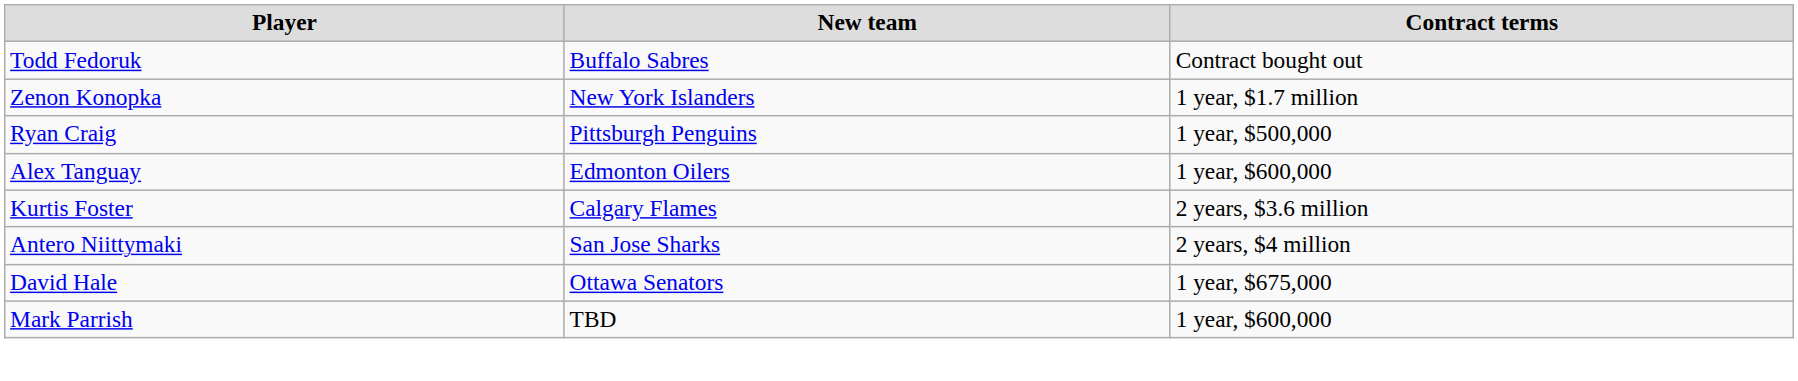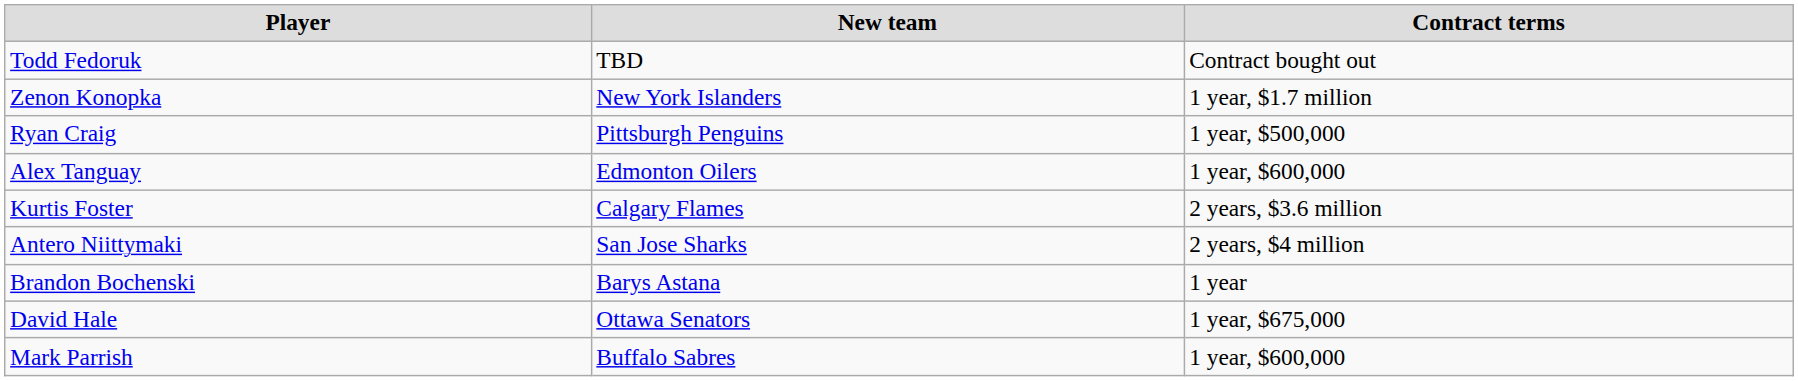(639, 60) Buffalo Sabres -> (620, 60) TBD
+ row: (103, 282)
(593, 319) TBD -> (666, 356) Buffalo Sabres
